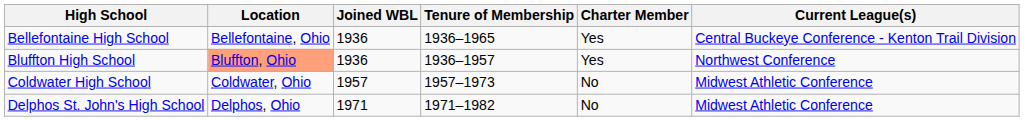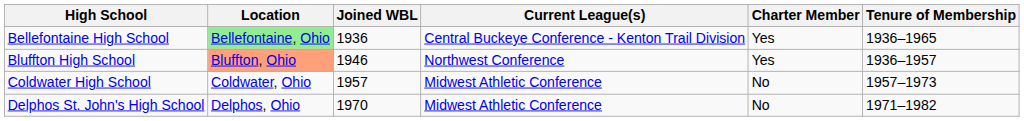columns swapped: (499, 15) <-> (856, 15)
(270, 37) no background -> (270, 37) lightgreen background
(352, 60) 1936 -> (352, 60) 1946
(352, 104) 1971 -> (352, 104) 1970
